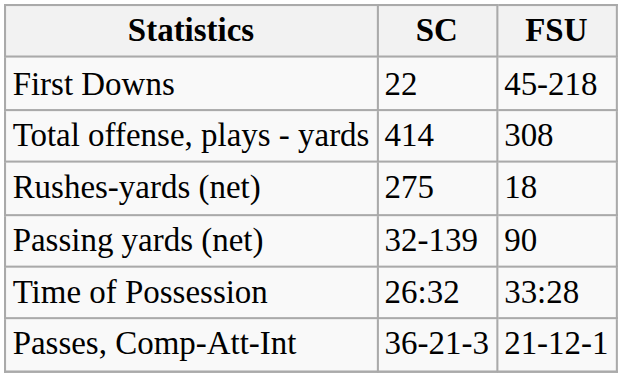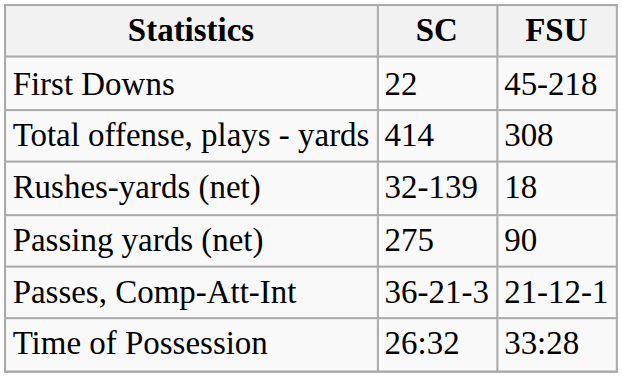(409, 187) 275 -> (431, 187) 32-139
(431, 239) 32-139 -> (409, 239) 275
rows swapped: (155, 344) <-> (140, 291)
